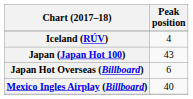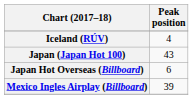(169, 86) 40 -> (169, 86) 39
